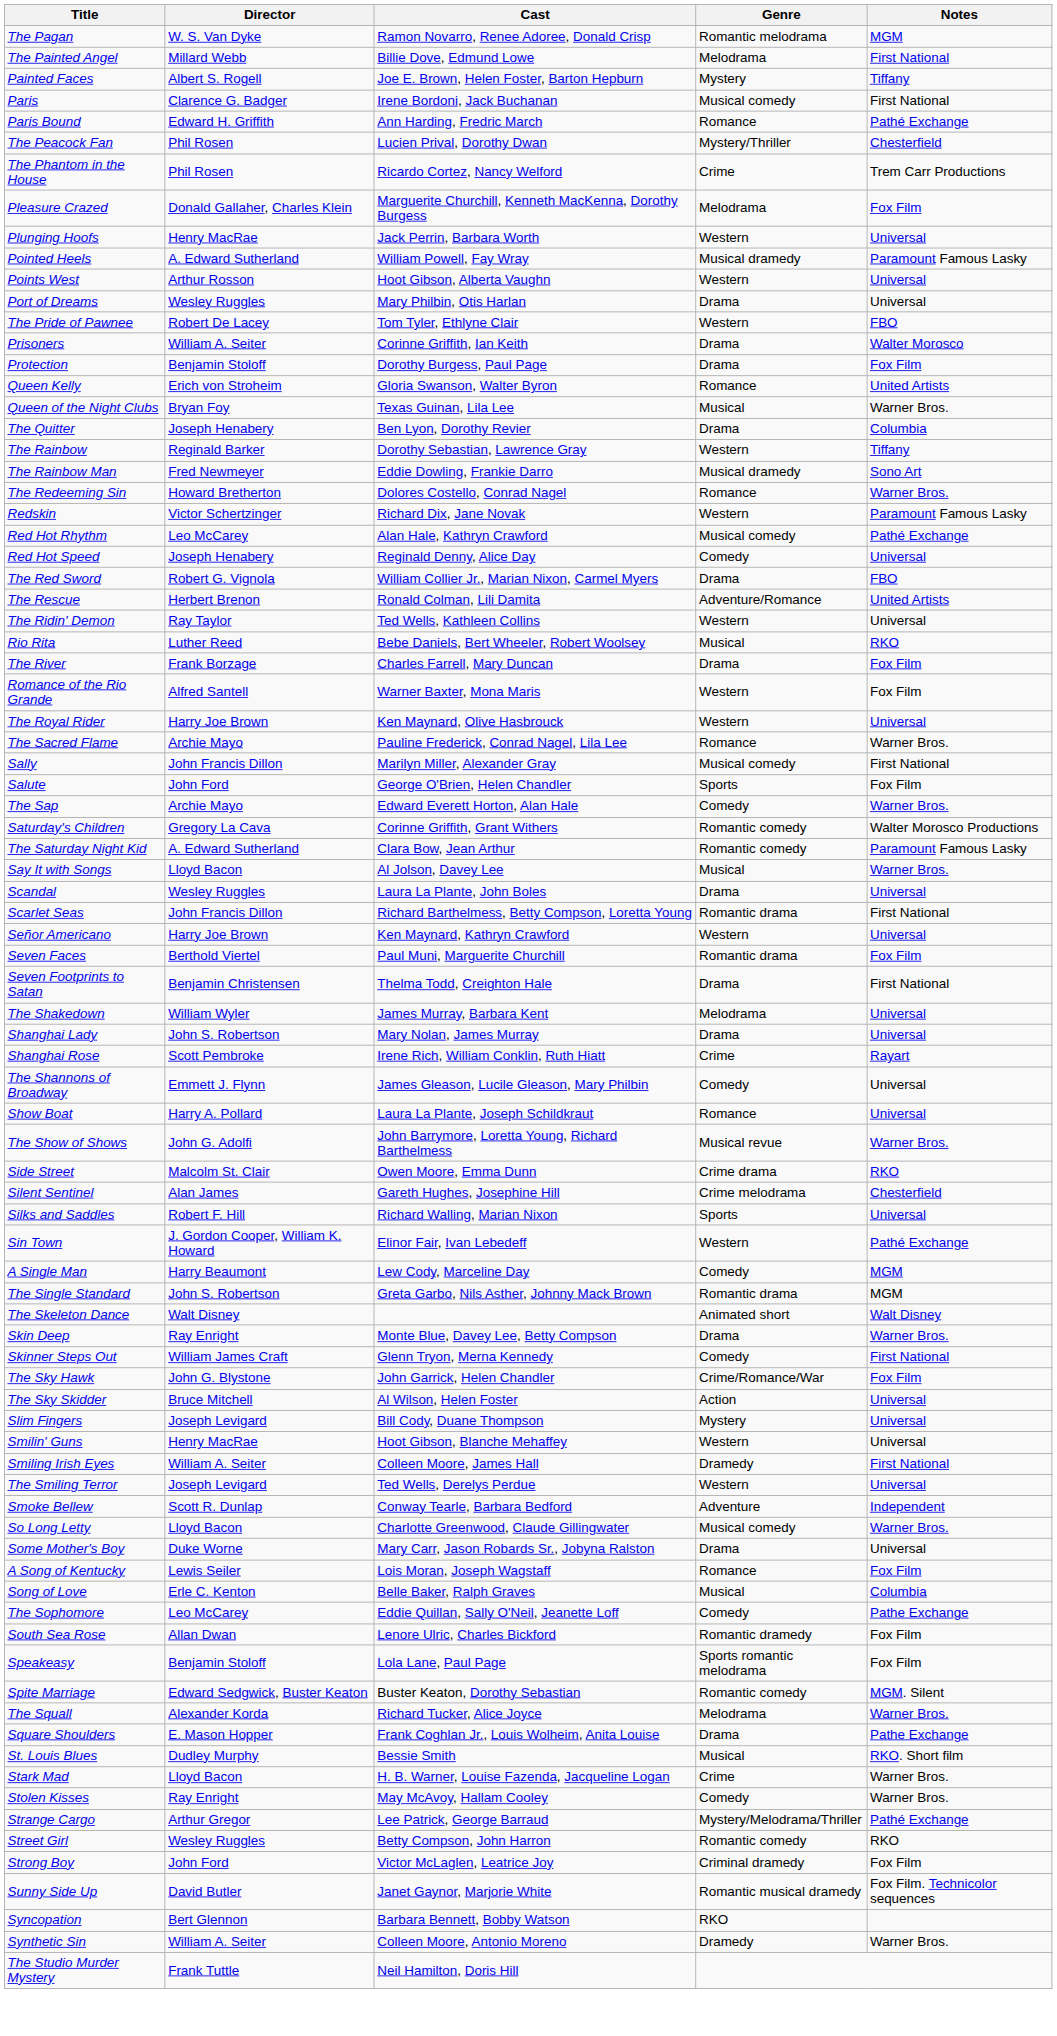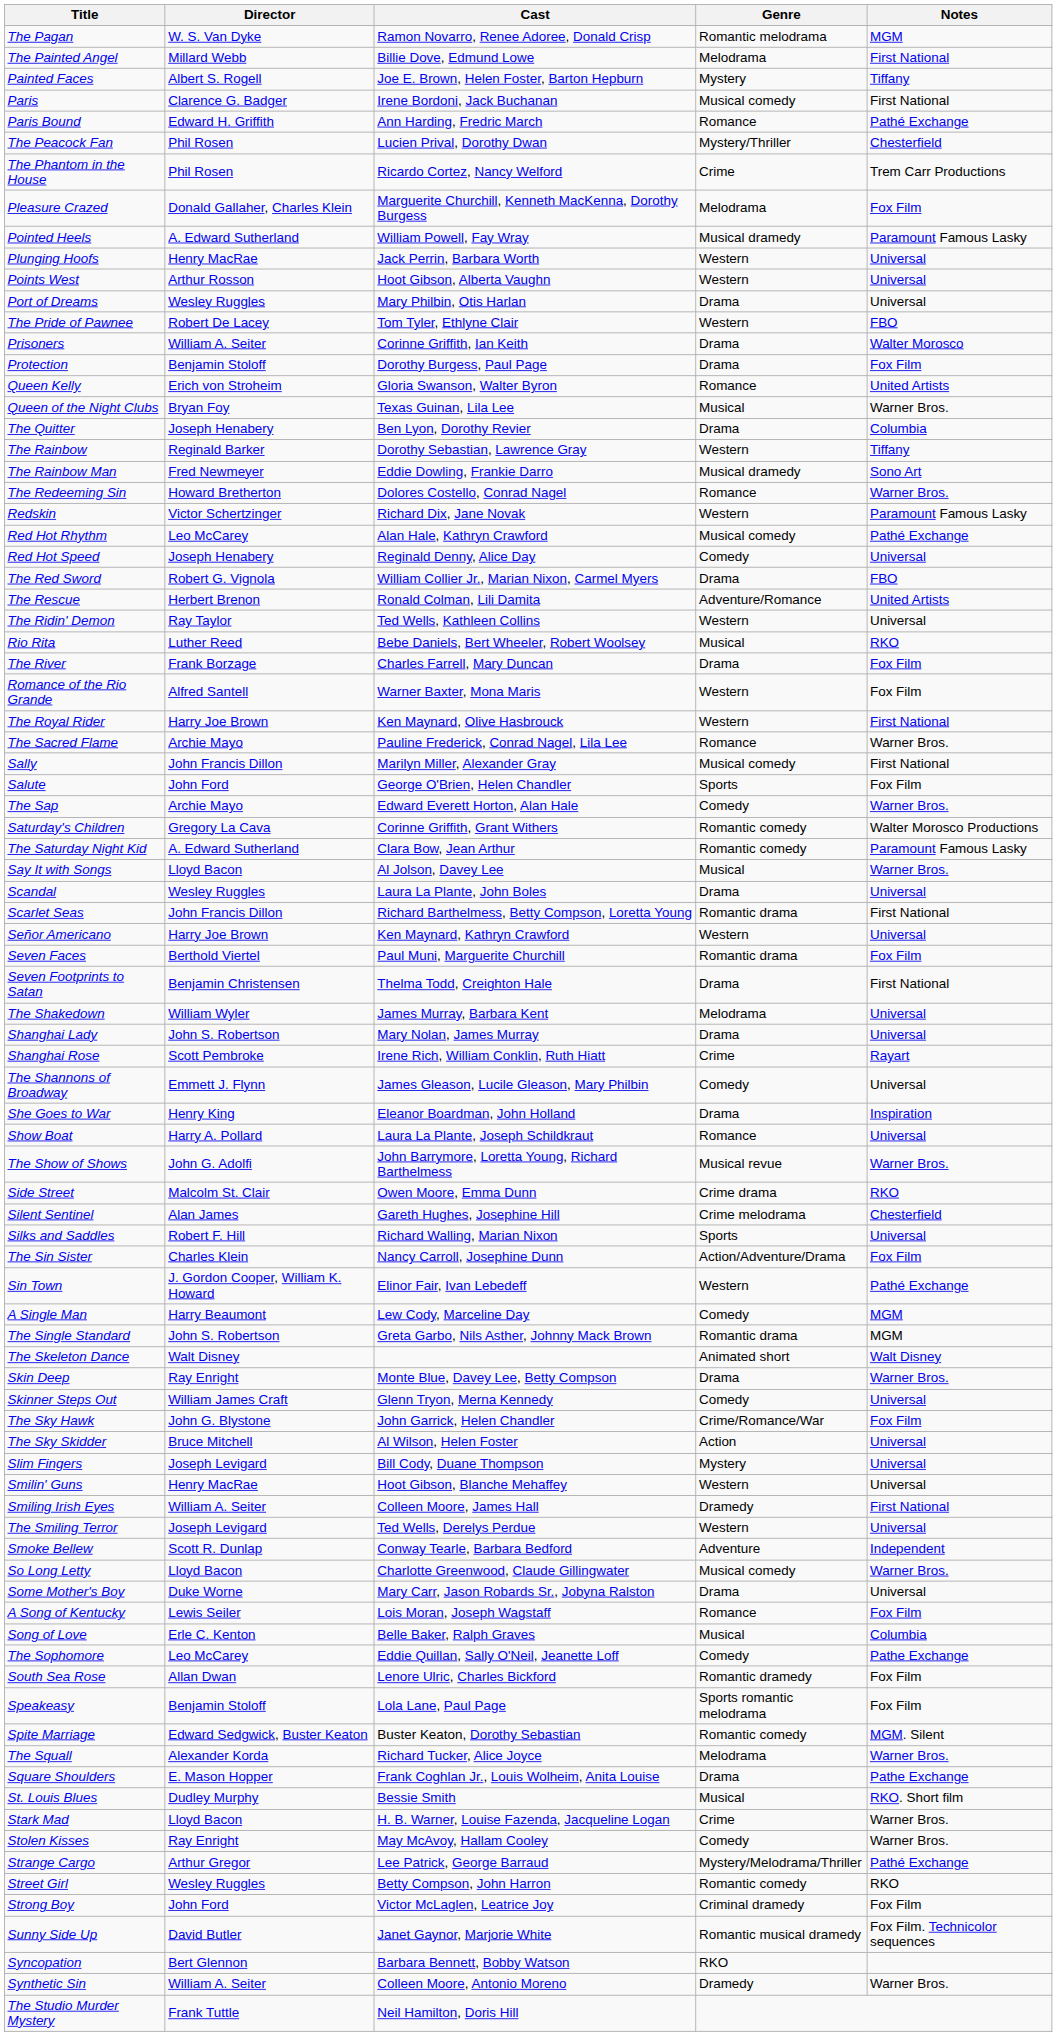rows swapped: (53, 237) <-> (49, 258)
(898, 721) Universal -> (910, 721) First National
+ row: (59, 1113)
+ row: (50, 1256)
(910, 1357) First National -> (898, 1399) Universal
